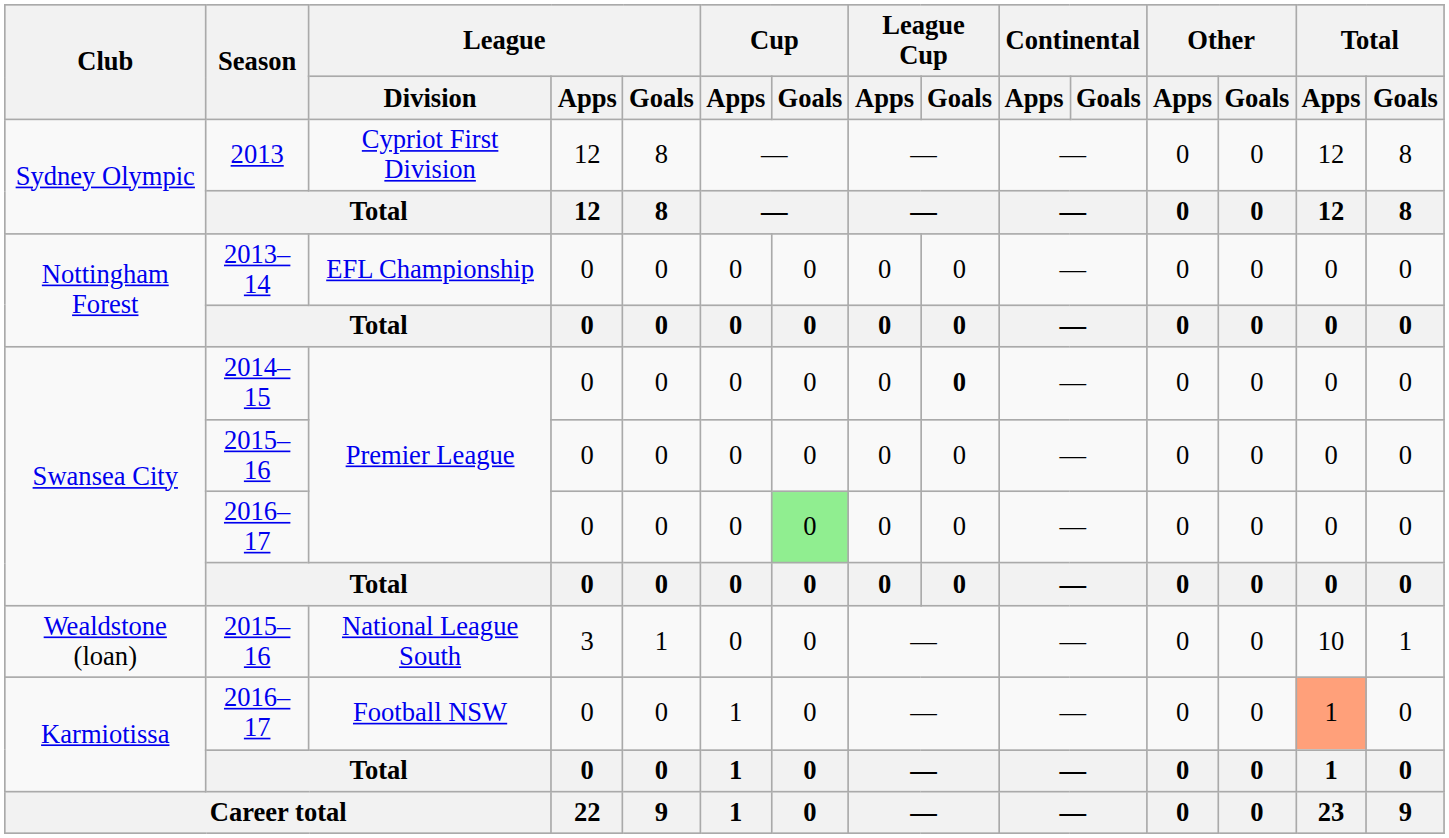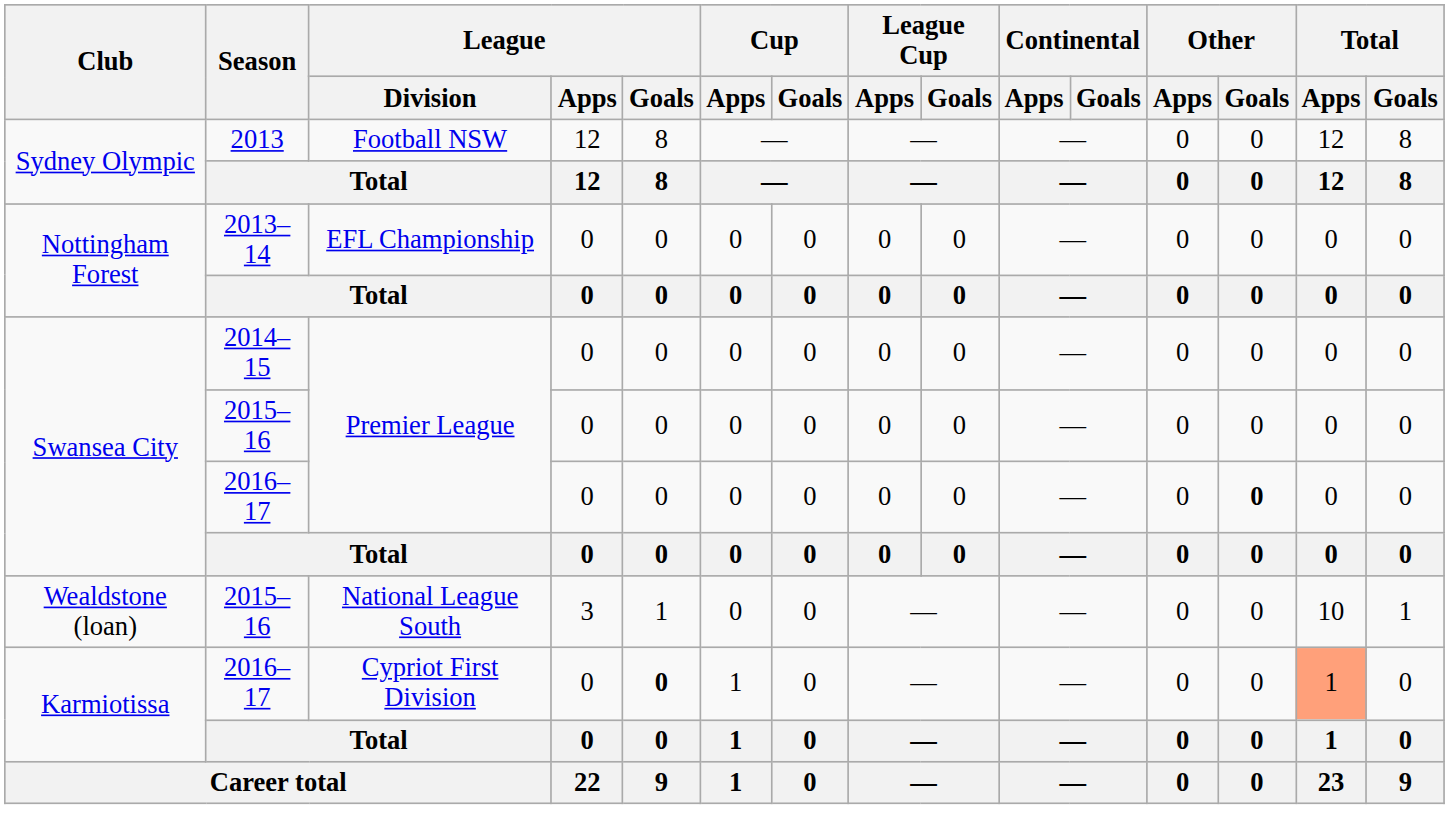(430, 154) Cypriot First Division -> (430, 139) Football NSW
(960, 382) bold -> (960, 352) normal
(810, 526) lightgreen background -> (810, 497) no background
(1257, 526) normal -> (1257, 497) bold
(430, 713) Football NSW -> (430, 683) Cypriot First Division
(661, 713) normal -> (661, 683) bold
